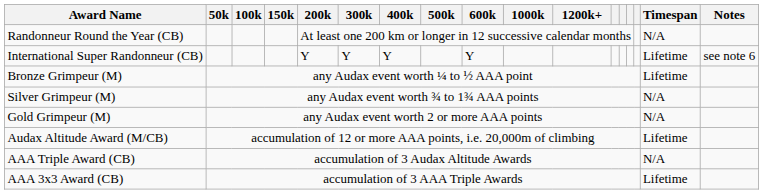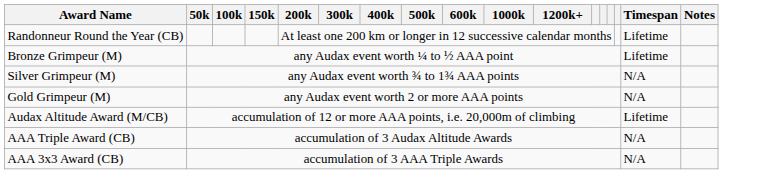(654, 35) N/A -> (646, 35) Lifetime
- row: (105, 55)
(665, 179) Lifetime -> (635, 158) N/A
